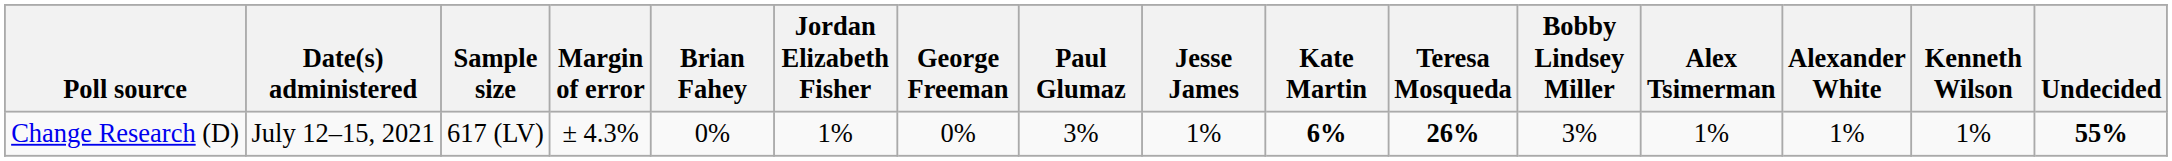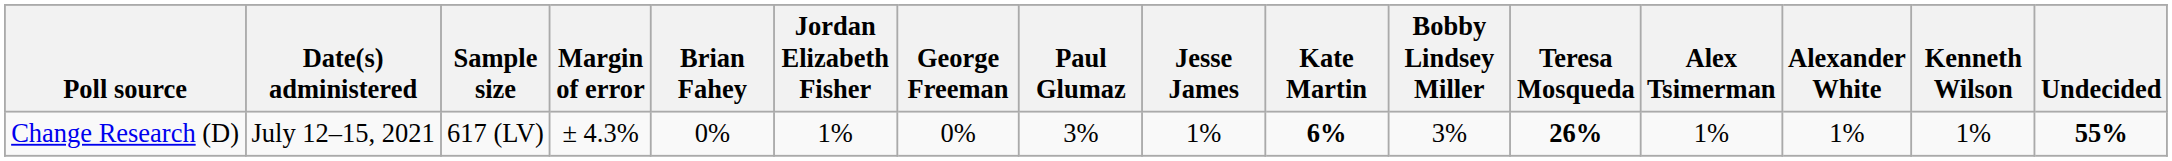columns swapped: (1579, 58) <-> (1453, 73)
